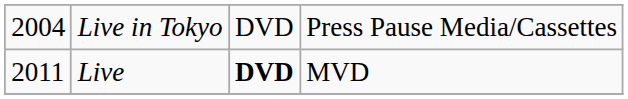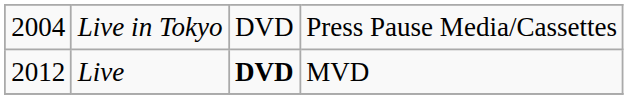(38, 71) 2011 -> (38, 71) 2012
